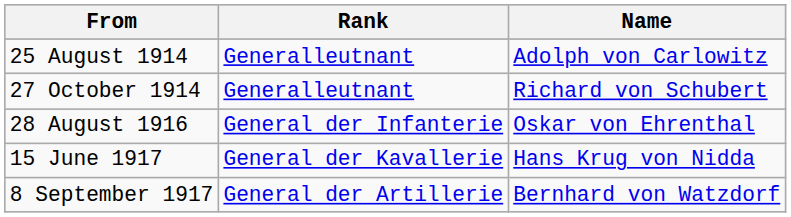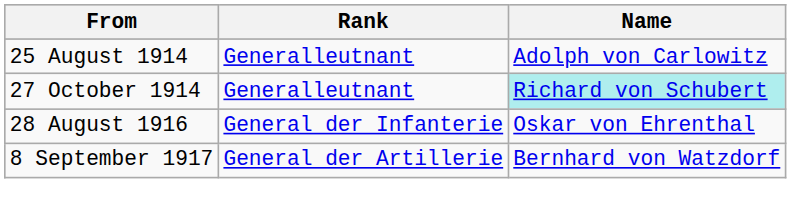(640, 91) no background -> (640, 91) paleturquoise background
- row: (86, 160)
